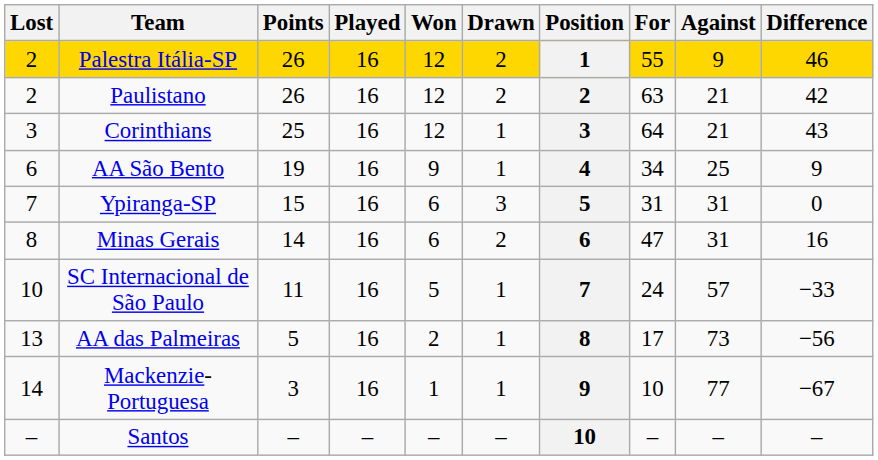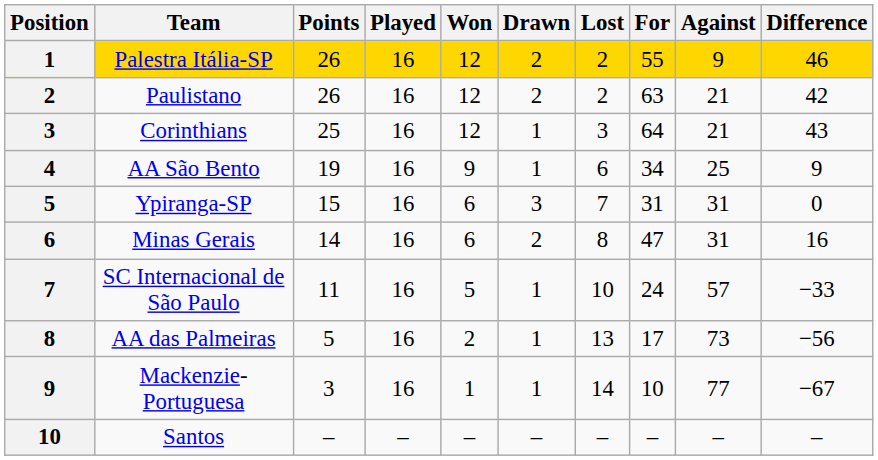columns swapped: (585, 22) <-> (32, 22)
